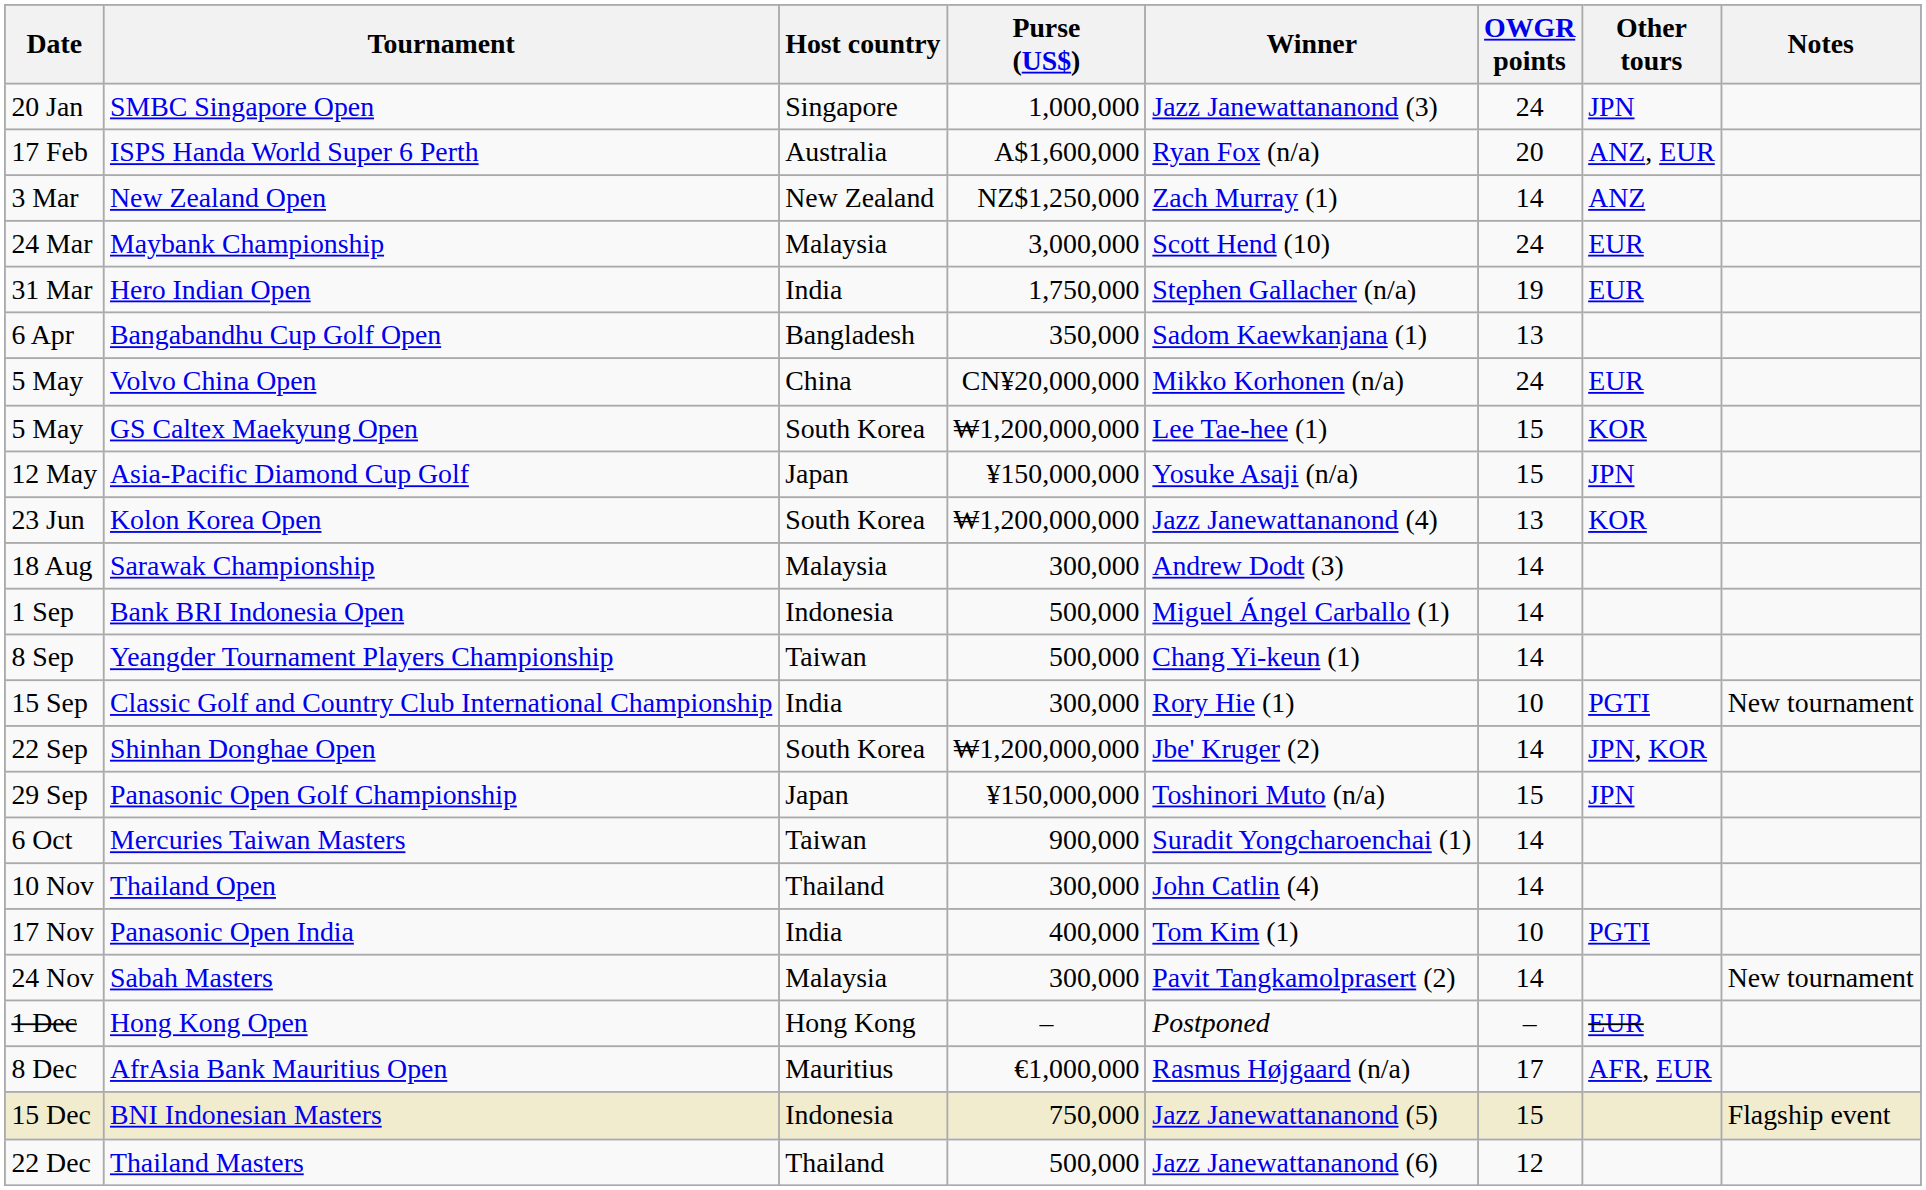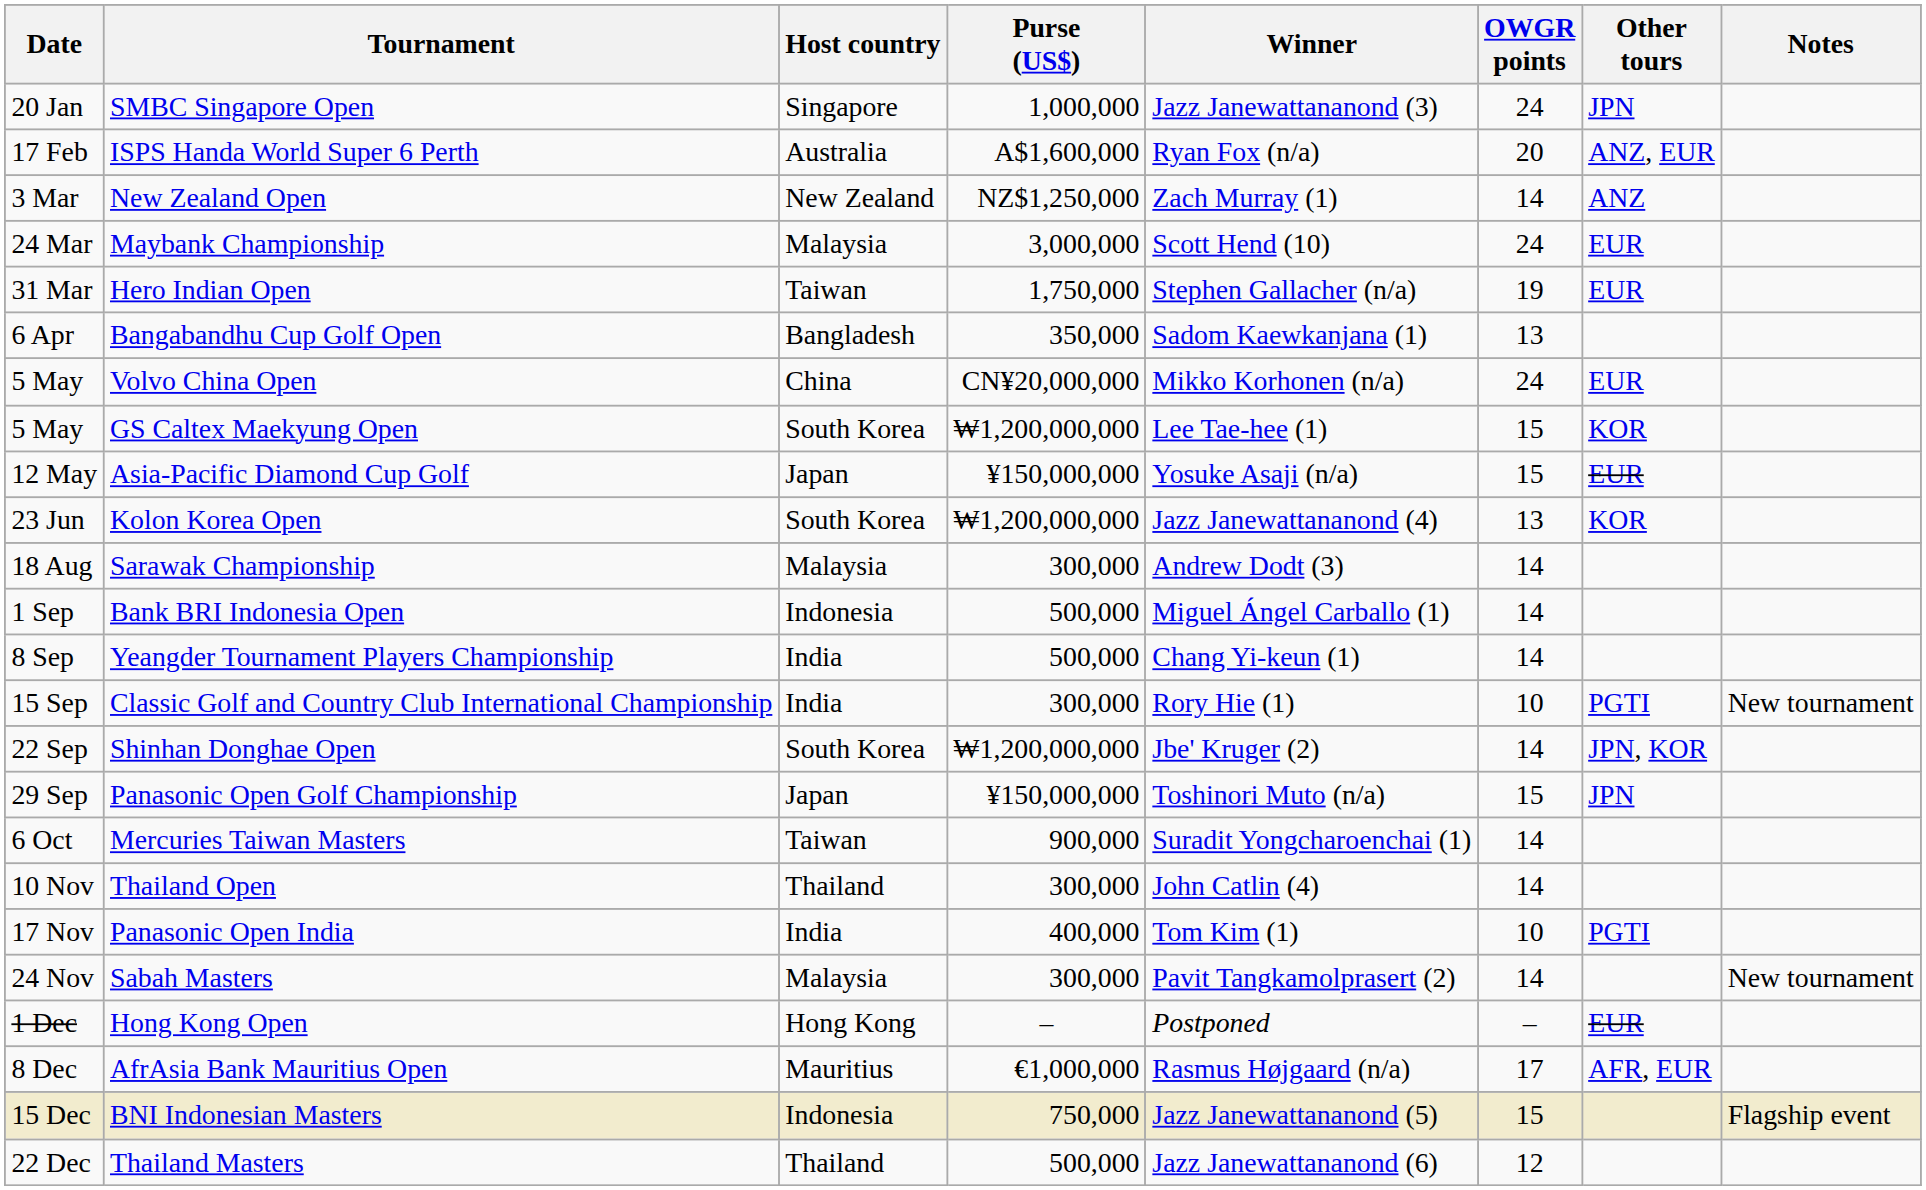(814, 289) India -> (826, 289) Taiwan
(1611, 473) JPN -> (1616, 473) EUR
(826, 656) Taiwan -> (814, 656) India
